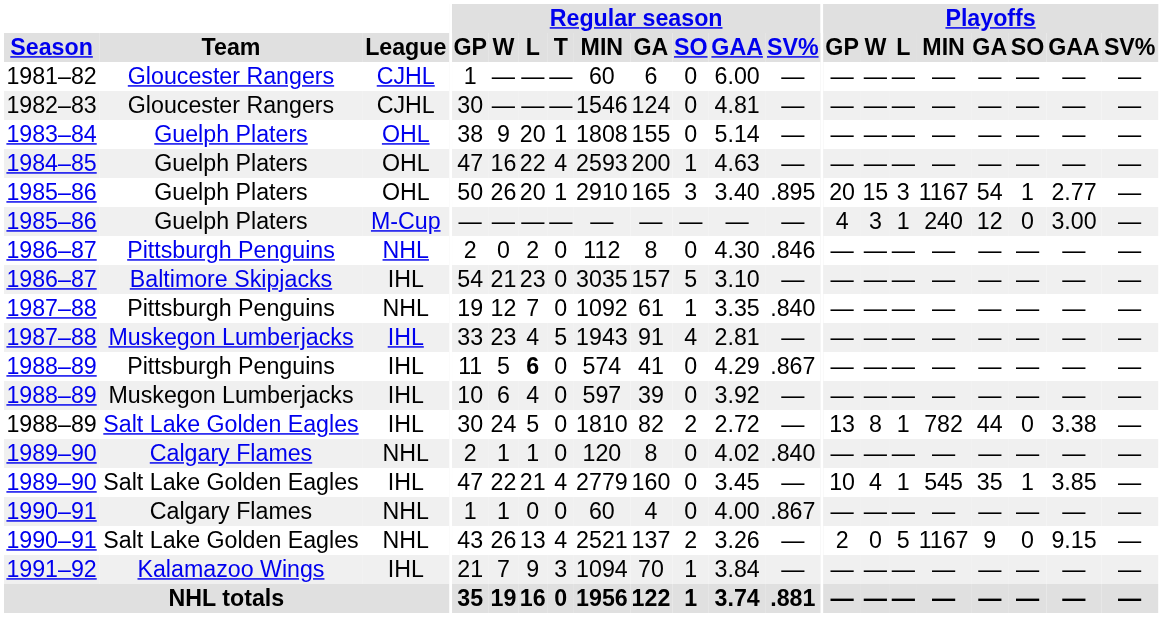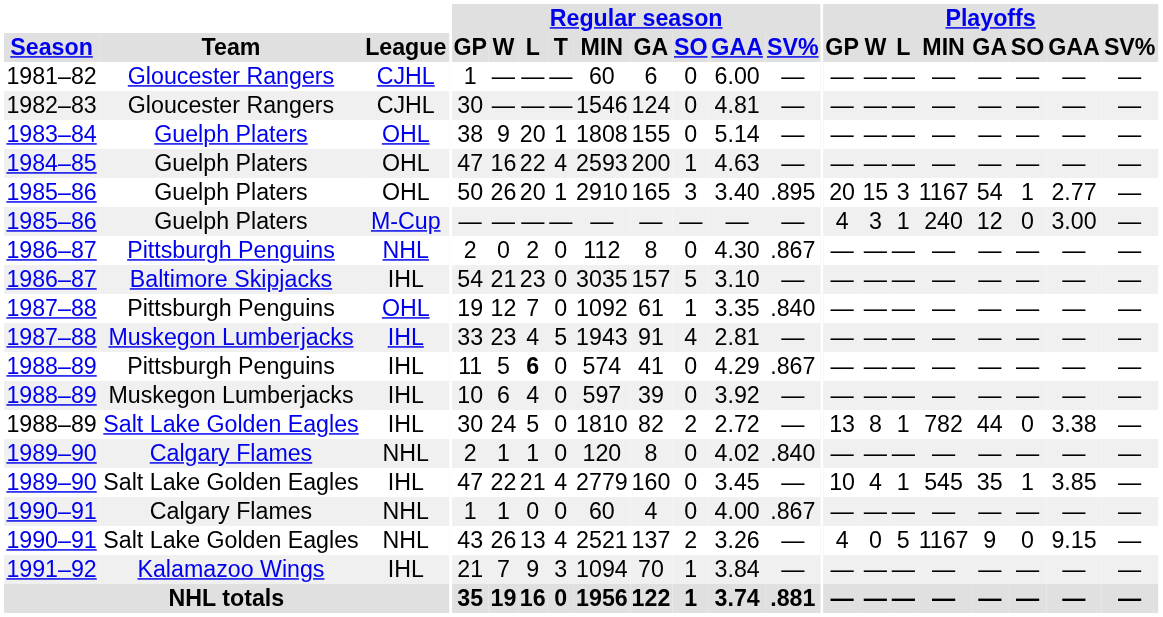(793, 250) .846 -> (793, 250) .867
(406, 308) NHL -> (406, 308) OHL
(842, 540) 2 -> (842, 540) 4
